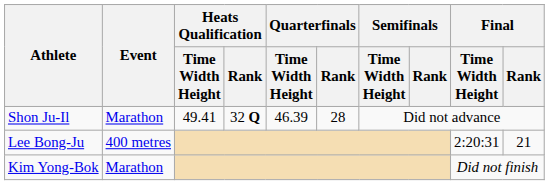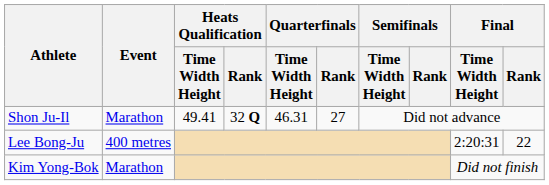(291, 118) 46.39 -> (291, 118) 46.31
(338, 118) 28 -> (338, 118) 27
(524, 143) 21 -> (524, 143) 22
